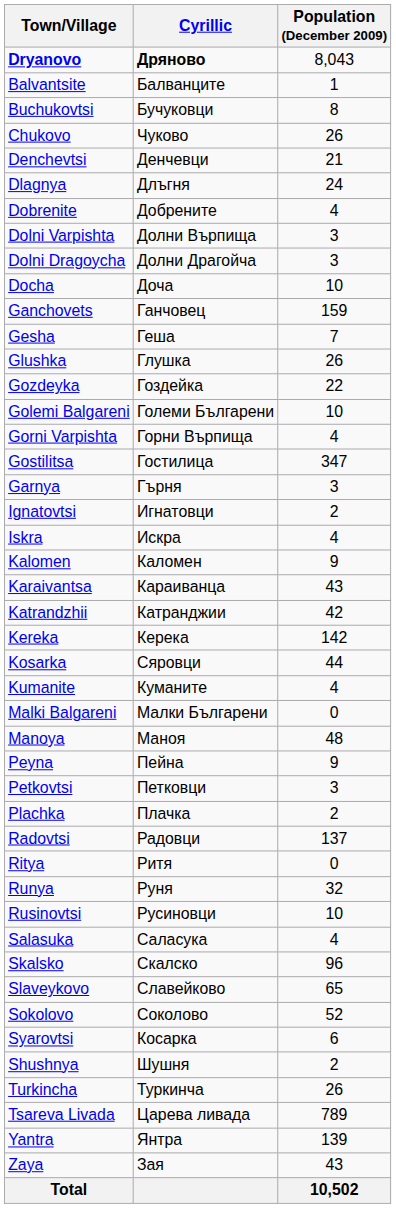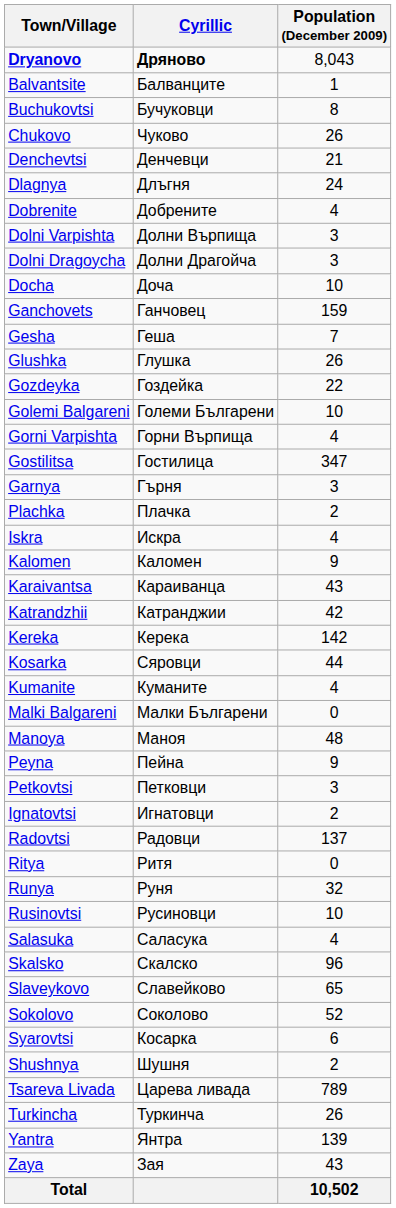rows swapped: (42, 512) <-> (36, 813)
rows swapped: (43, 1089) <-> (61, 1115)
